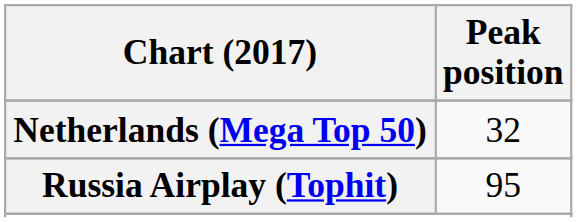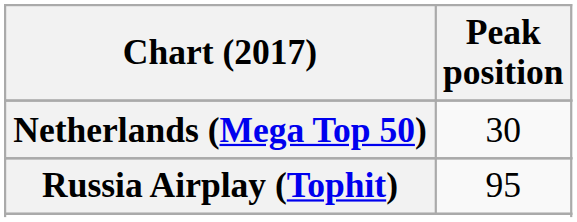(503, 128) 32 -> (503, 128) 30
